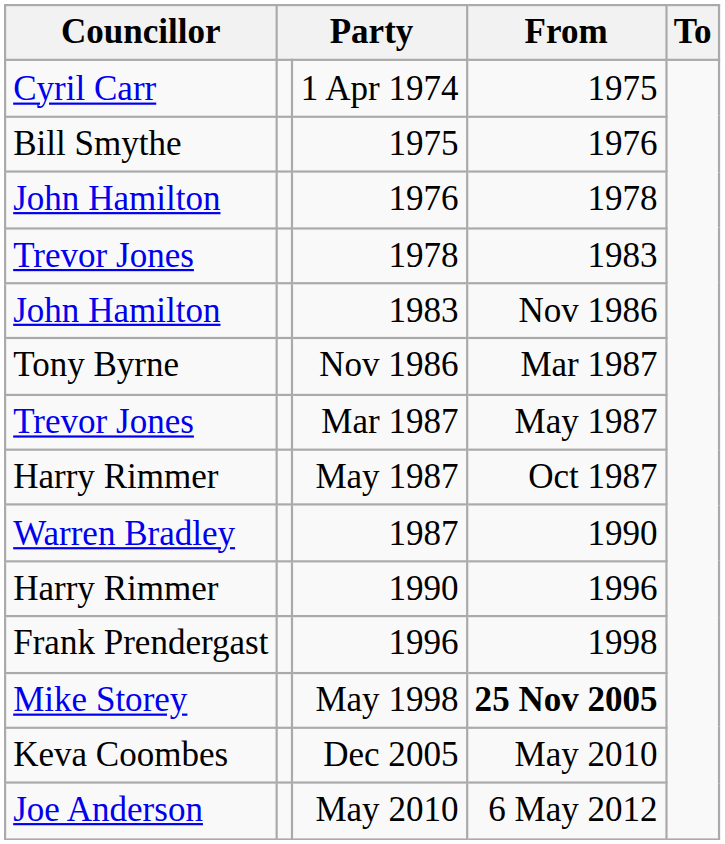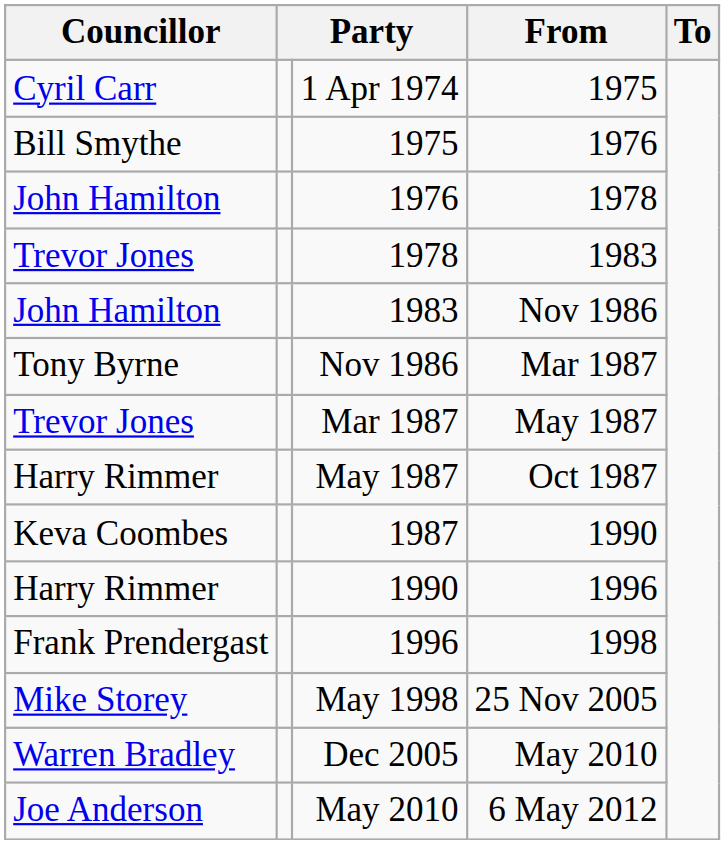(124, 532) Warren Bradley -> (121, 532) Keva Coombes
(566, 699) bold -> (566, 699) normal
(121, 754) Keva Coombes -> (124, 754) Warren Bradley
